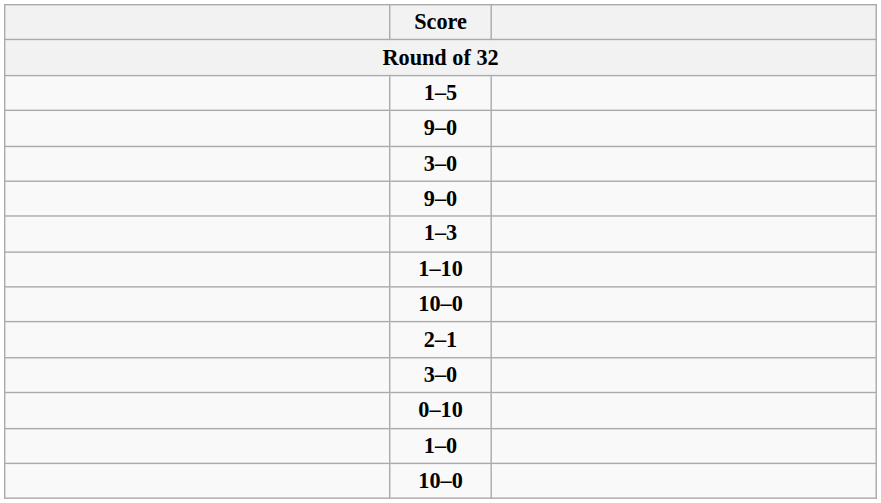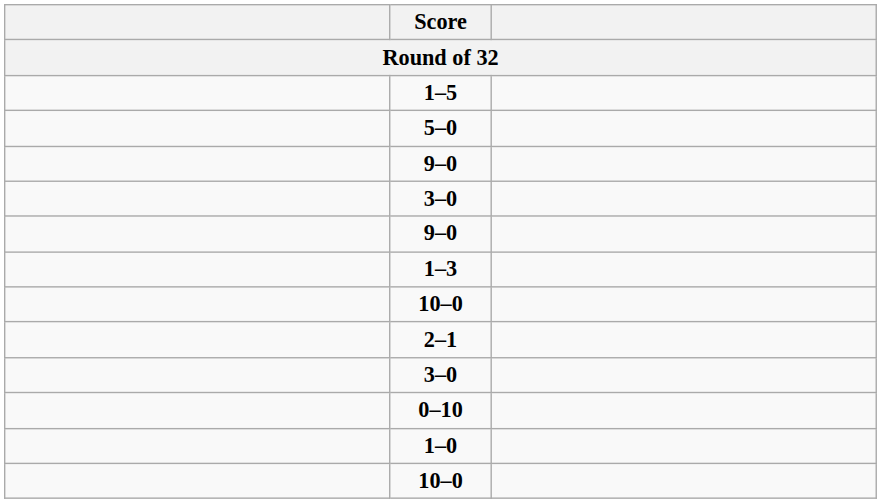+ row: (197, 128)
- row: (197, 269)
